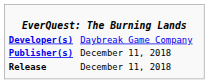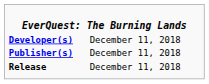(136, 40) Daybreak Game Company -> (135, 40) December 11, 2018
